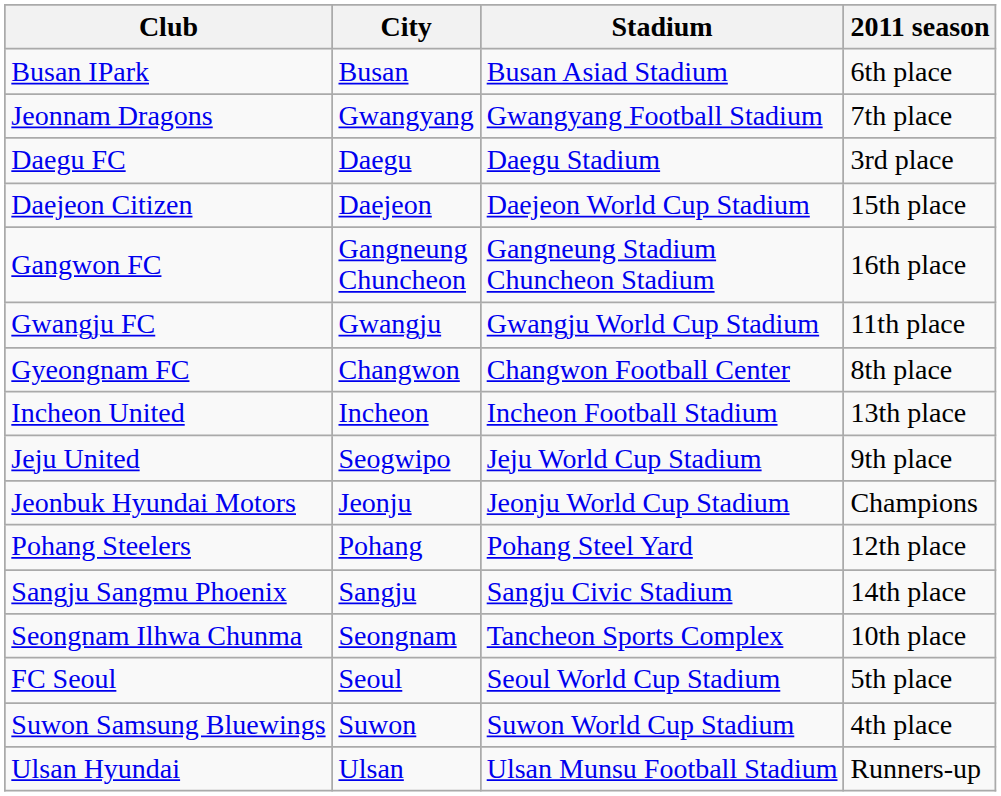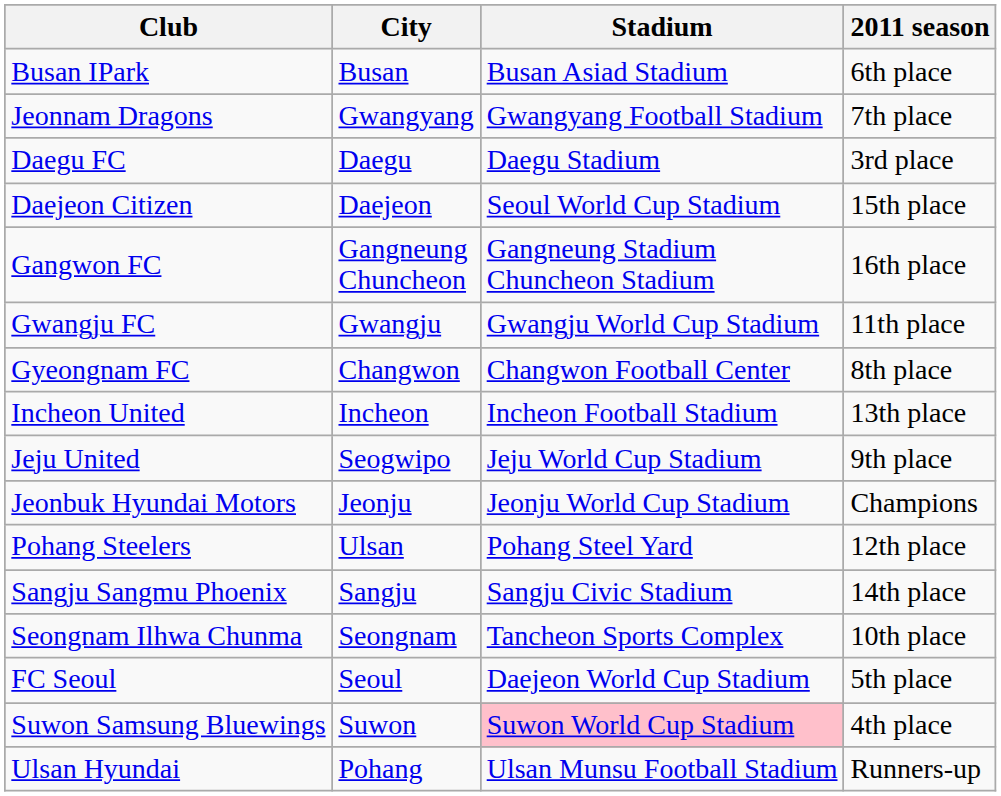(648, 204) Daejeon World Cup Stadium -> (633, 204) Seoul World Cup Stadium
(380, 546) Pohang -> (371, 546) Ulsan
(633, 679) Seoul World Cup Stadium -> (648, 679) Daejeon World Cup Stadium
(640, 724) no background -> (640, 724) pink background
(371, 768) Ulsan -> (380, 768) Pohang
